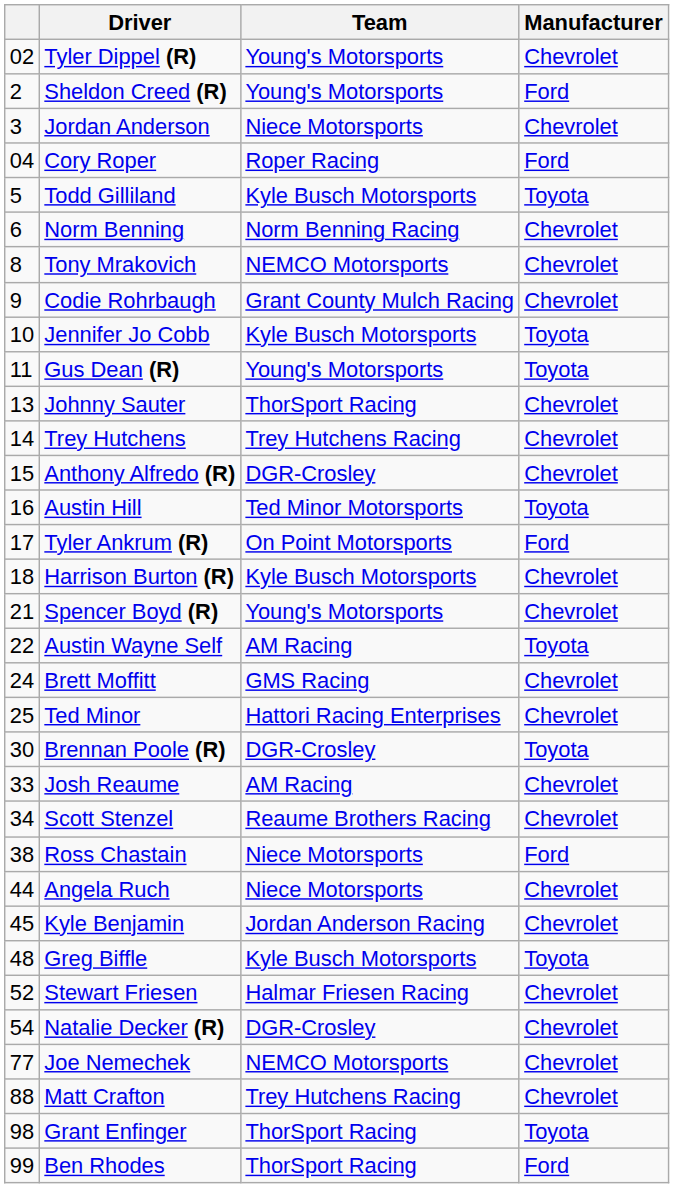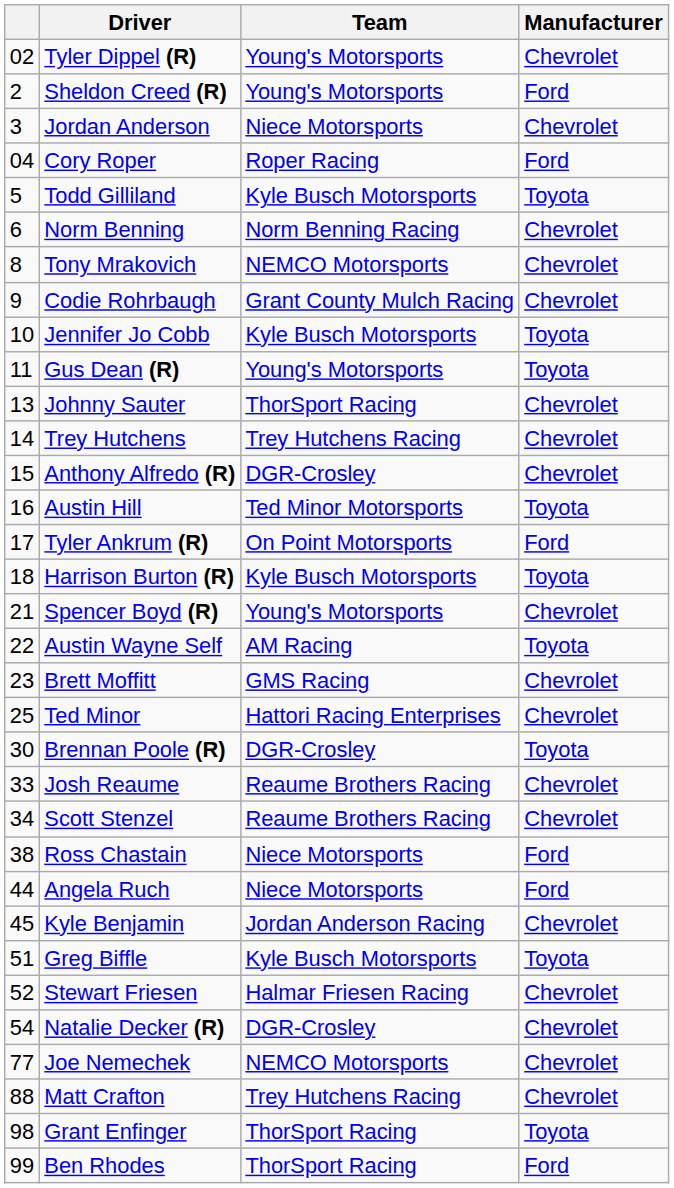(571, 577) Chevrolet -> (556, 577) Toyota
(22, 681) 24 -> (22, 681) 23
(299, 785) AM Racing -> (368, 785) Reaume Brothers Racing
(571, 888) Chevrolet -> (547, 888) Ford
(22, 958) 48 -> (22, 958) 51
